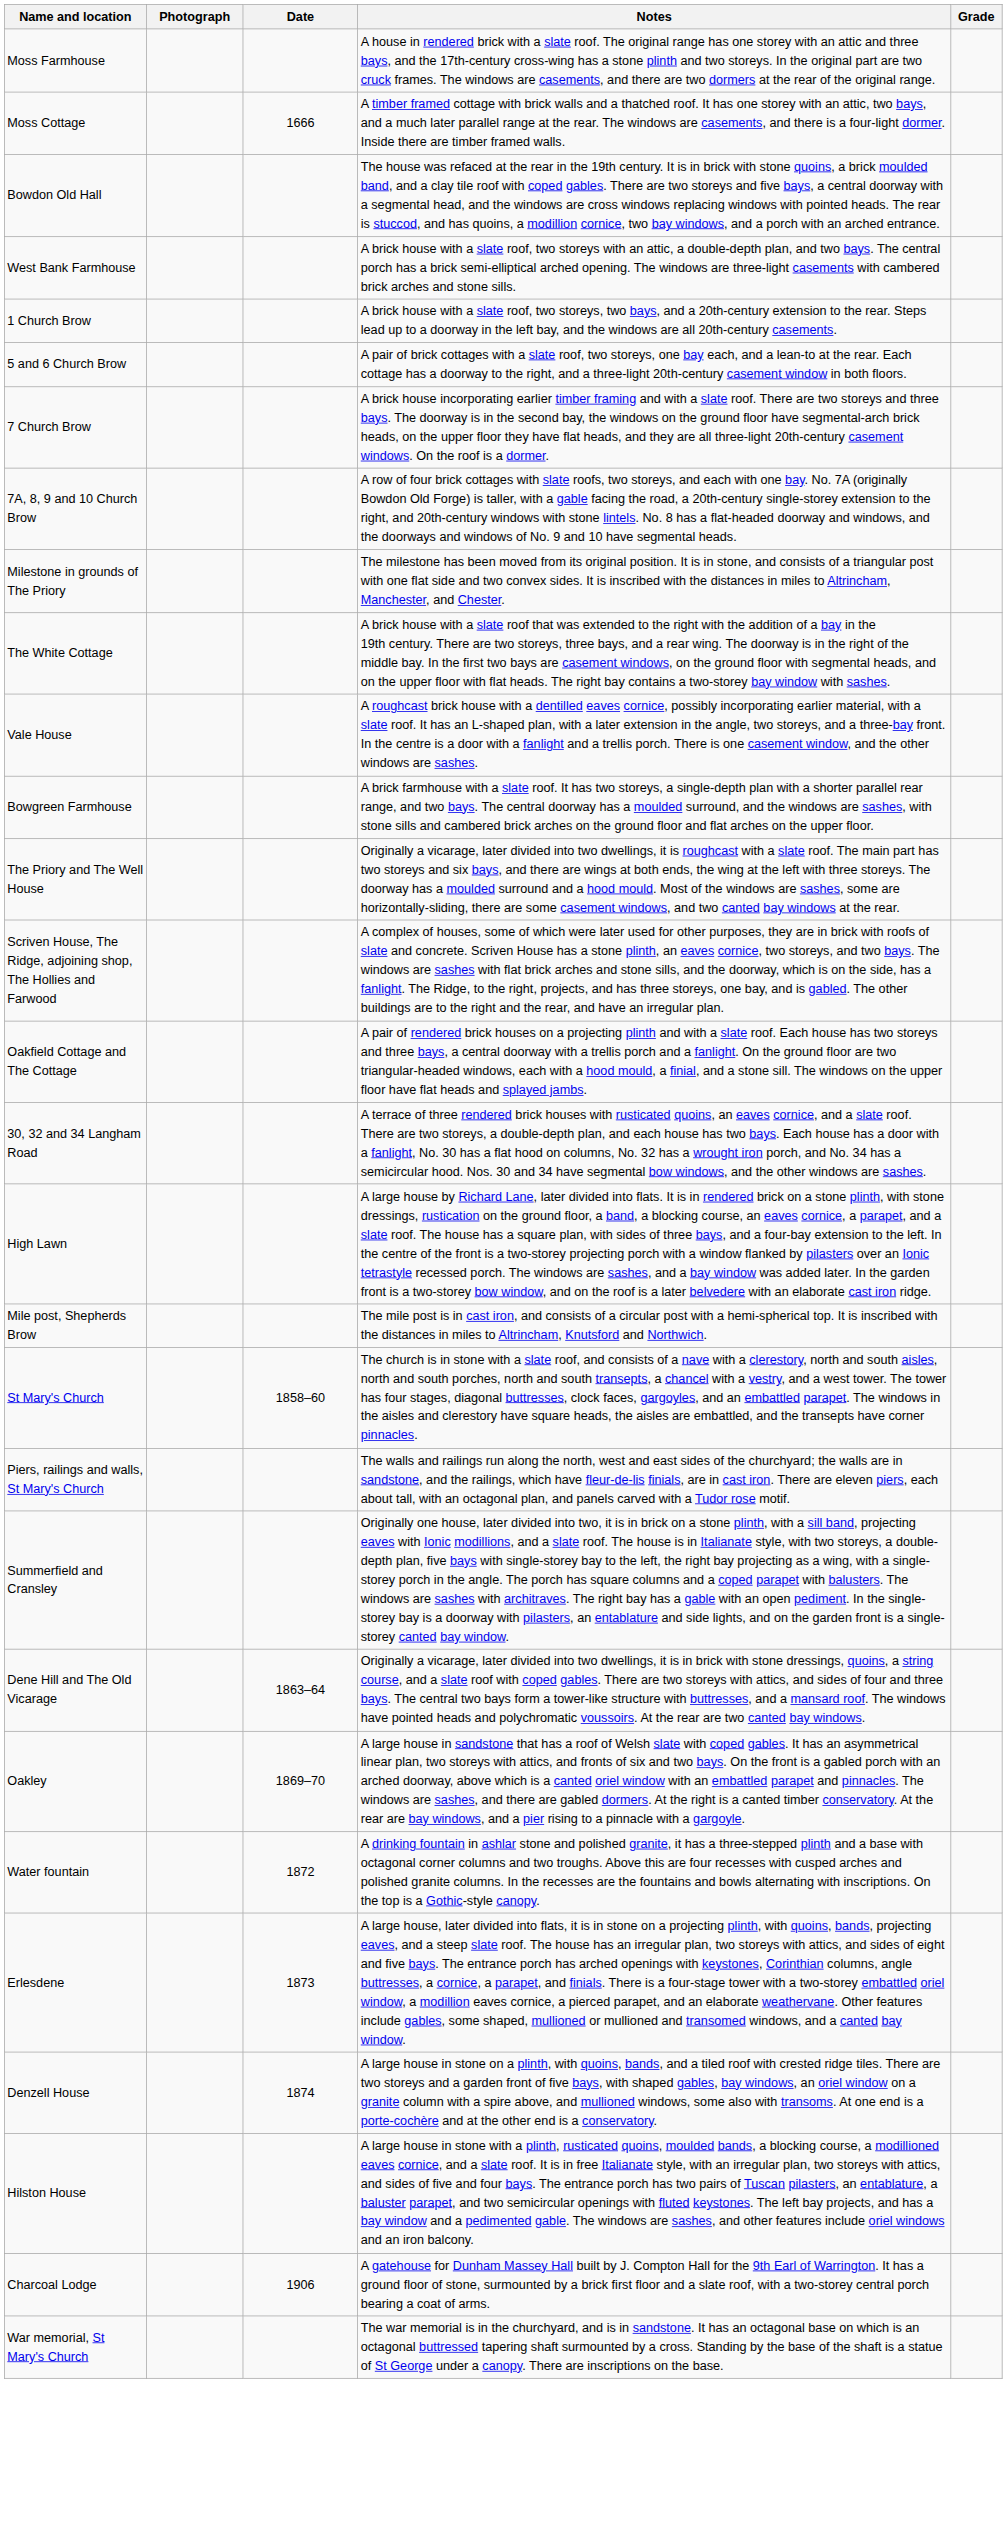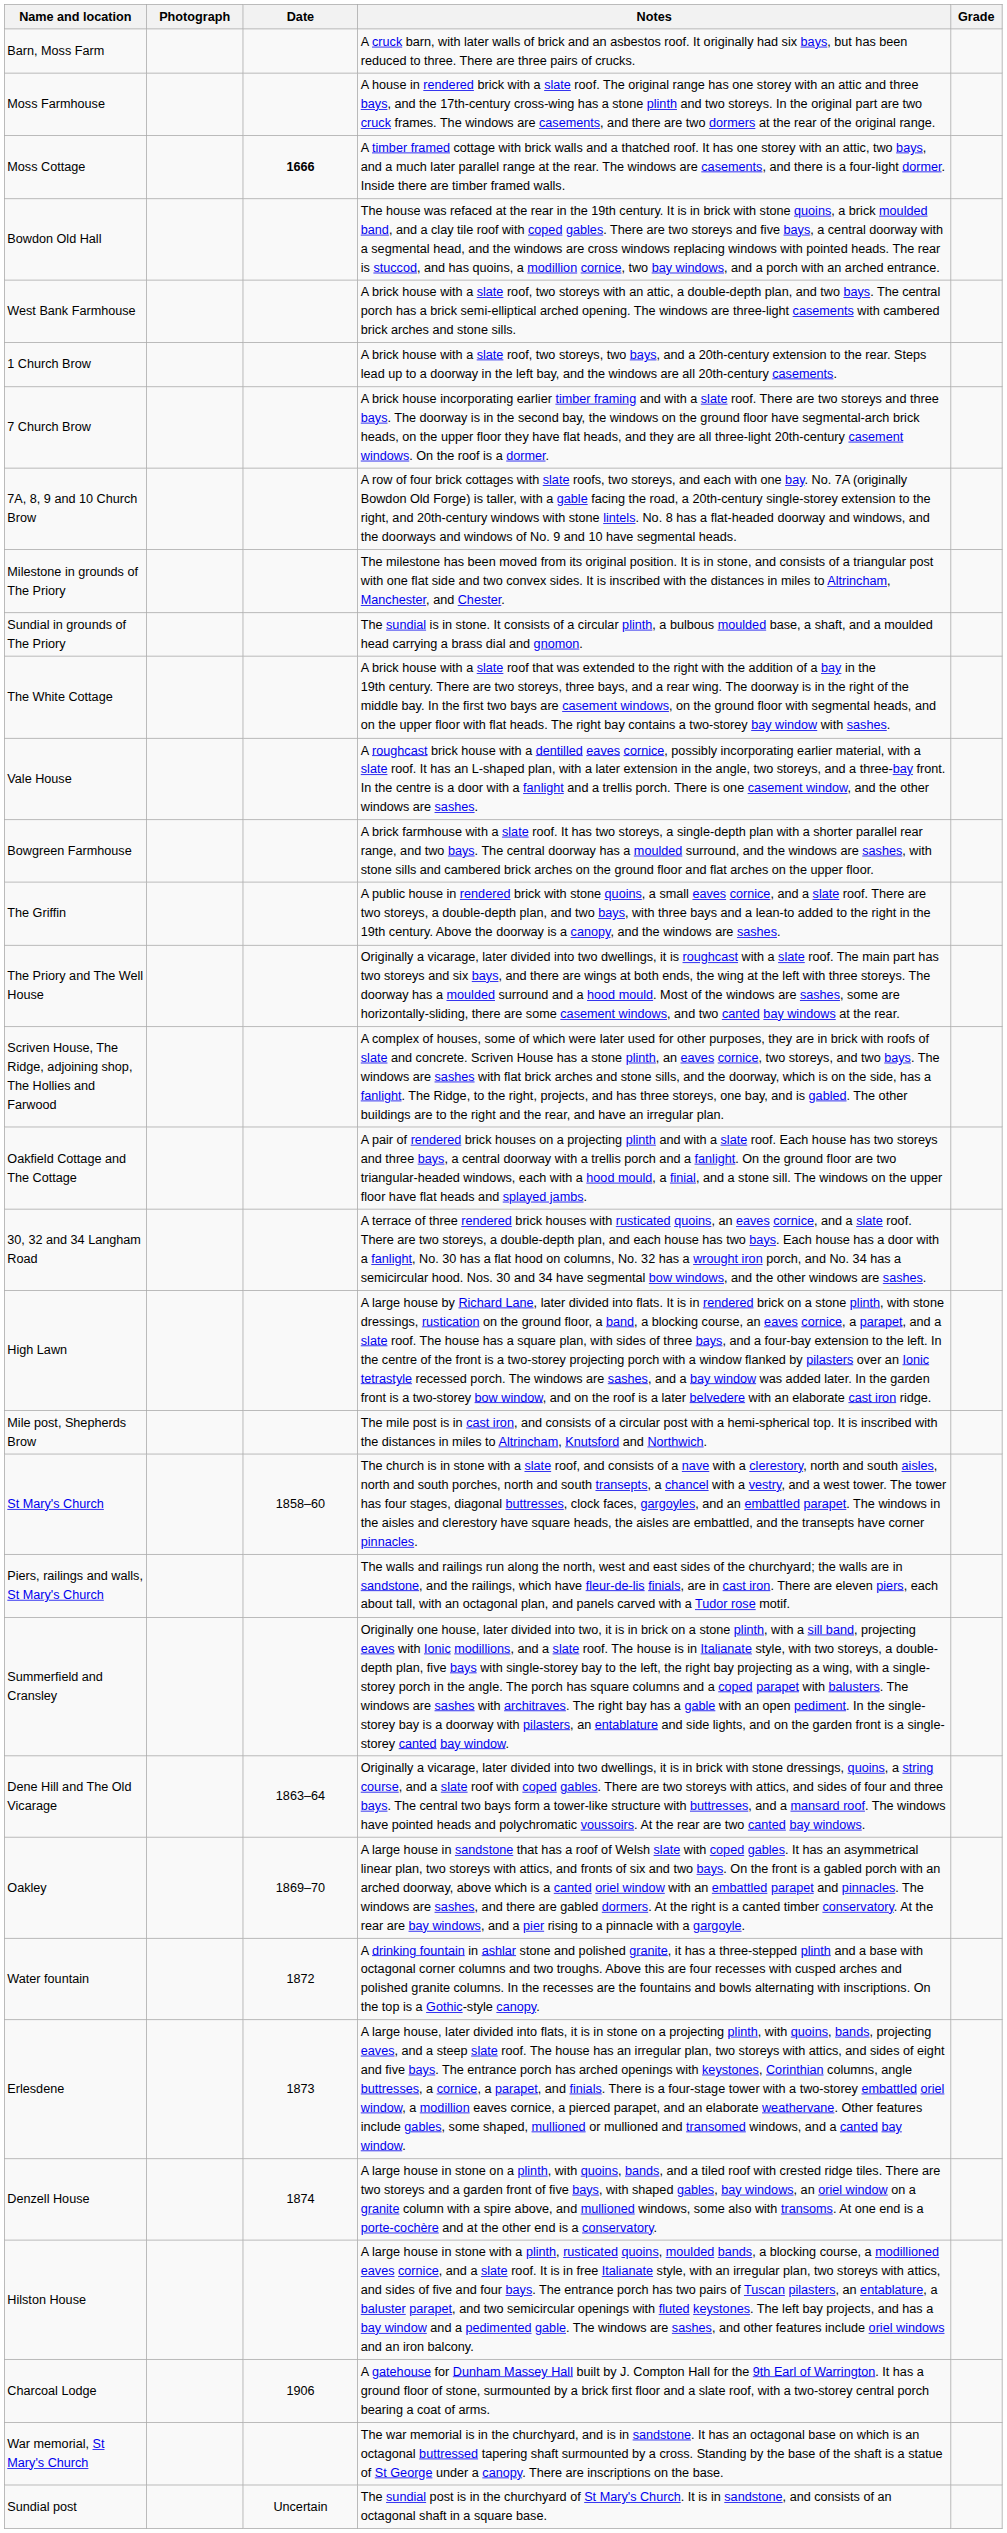+ row: (56, 51)
(300, 123) normal -> (300, 167) bold
- row: (67, 364)
+ row: (67, 634)
+ row: (37, 913)
+ row: (42, 2506)
